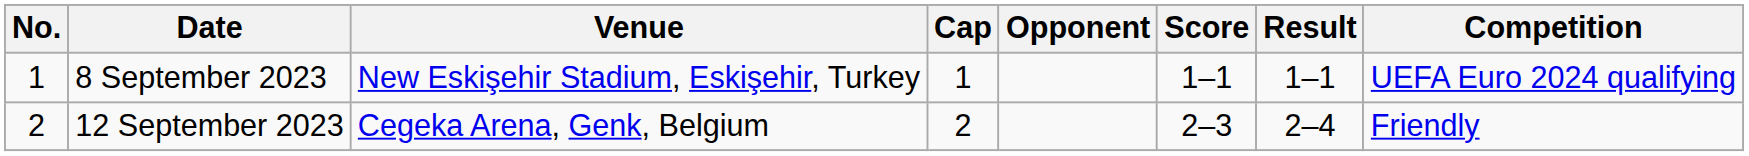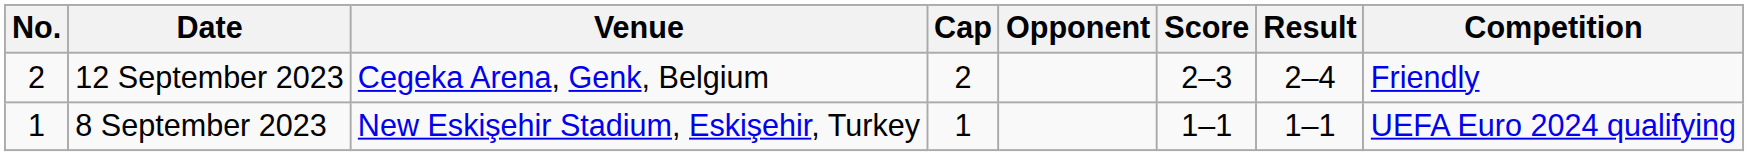rows swapped: (201, 77) <-> (210, 125)
